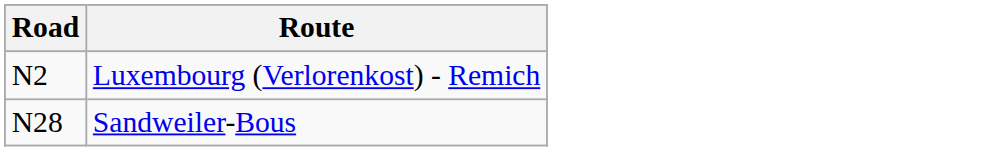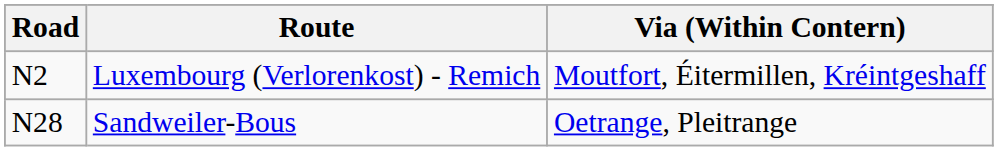+ column: (770, 27)
